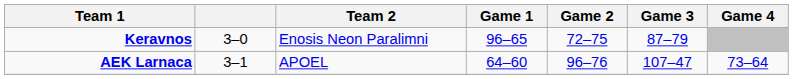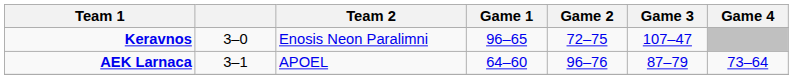(667, 39) 87–79 -> (667, 39) 107–47
(667, 62) 107–47 -> (667, 62) 87–79
